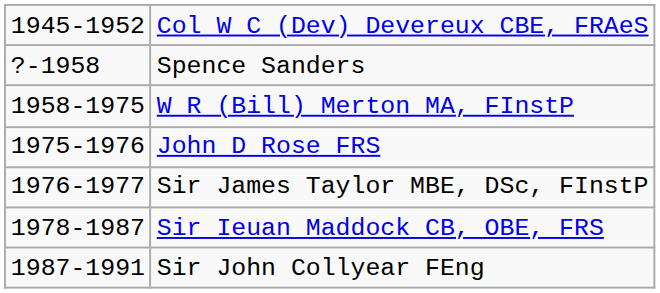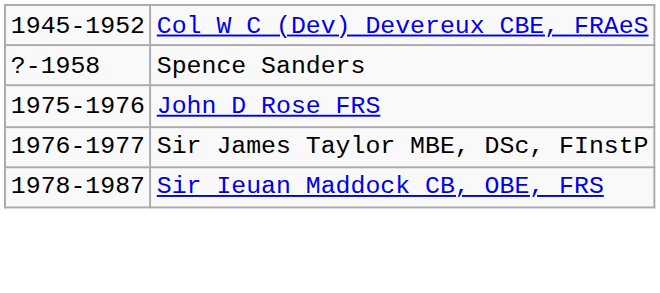- row: (365, 106)
- row: (321, 268)
